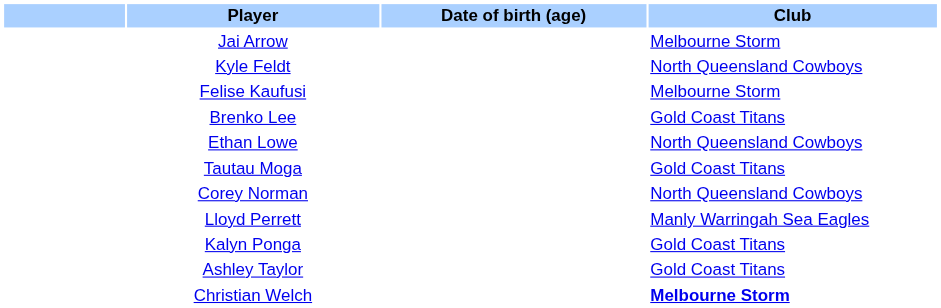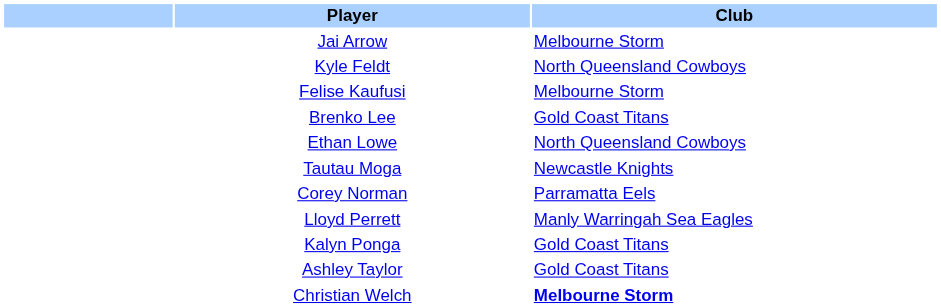- column: (514, 15)
(718, 168) Gold Coast Titans -> (604, 168) Newcastle Knights
(756, 193) North Queensland Cowboys -> (595, 193) Parramatta Eels
